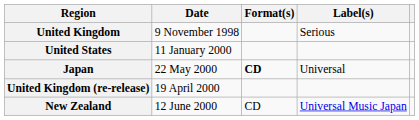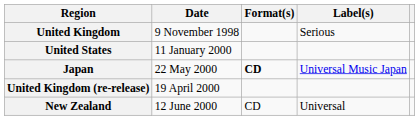(323, 69) Universal -> (353, 69) Universal Music Japan
(353, 106) Universal Music Japan -> (323, 106) Universal
